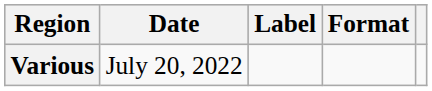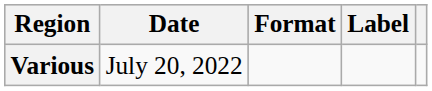columns swapped: (368, 24) <-> (285, 24)
